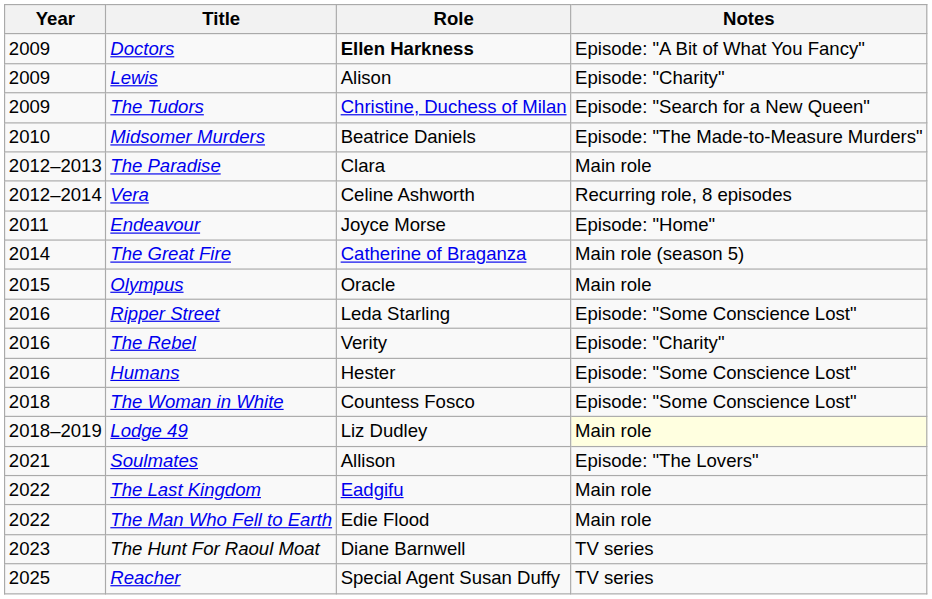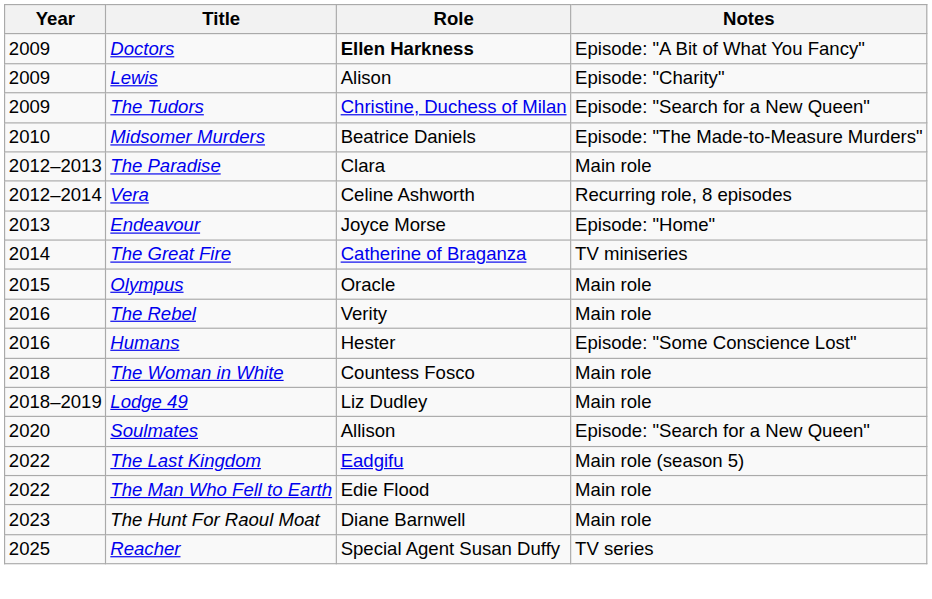(29, 225) 2011 -> (30, 225) 2013
(660, 254) Main role (season 5) -> (631, 254) TV miniseries
- row: (165, 313)
(650, 343) Episode: "Charity" -> (613, 313) Main role
(716, 401) Episode: "Some Conscience Lost" -> (613, 372) Main role
(613, 431) lightyellow background -> (613, 401) no background
(30, 460) 2021 -> (30, 431) 2020
(667, 460) Episode: "The Lovers" -> (723, 431) Episode: "Search for a New Queen"
(613, 490) Main role -> (660, 460) Main role (season 5)
(614, 549) TV series -> (613, 519) Main role
